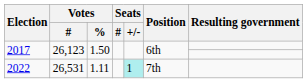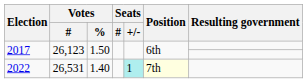(100, 68) 1.11 -> (100, 68) 1.40
(153, 68) no background -> (153, 68) lightyellow background
